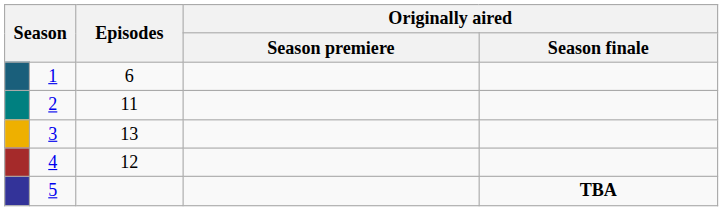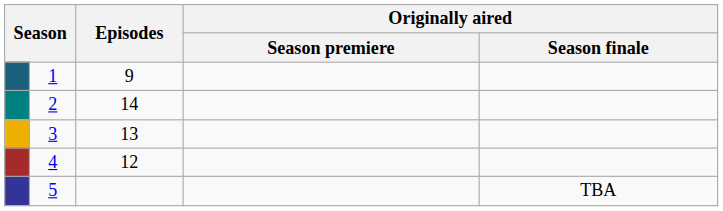(129, 76) 6 -> (129, 76) 9
(129, 104) 11 -> (129, 104) 14
(598, 190) bold -> (598, 190) normal
